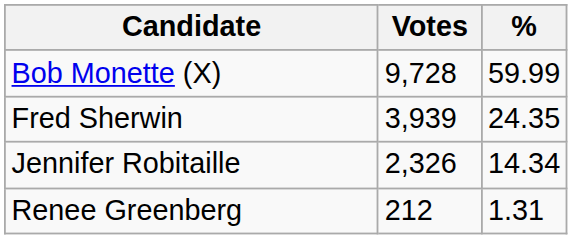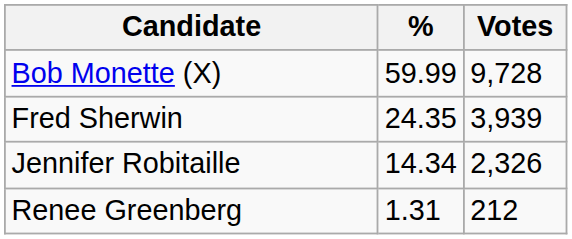columns swapped: (430, 27) <-> (524, 27)
